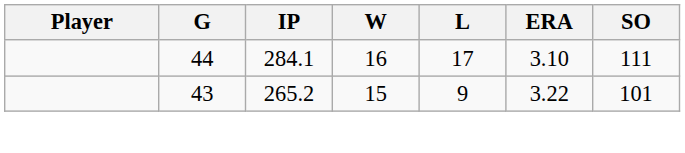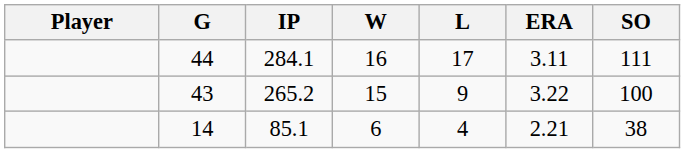(549, 57) 3.10 -> (549, 57) 3.11
(636, 93) 101 -> (636, 93) 100
+ row: (202, 128)
